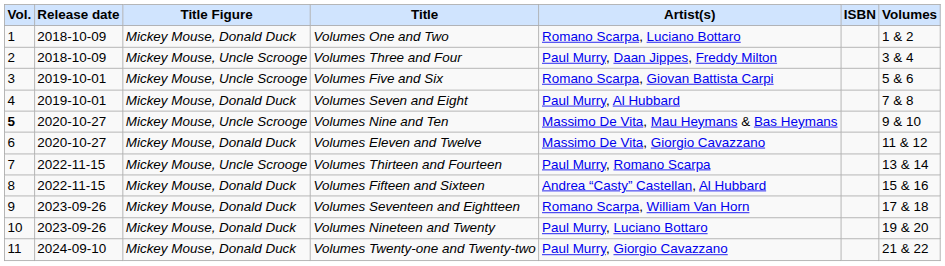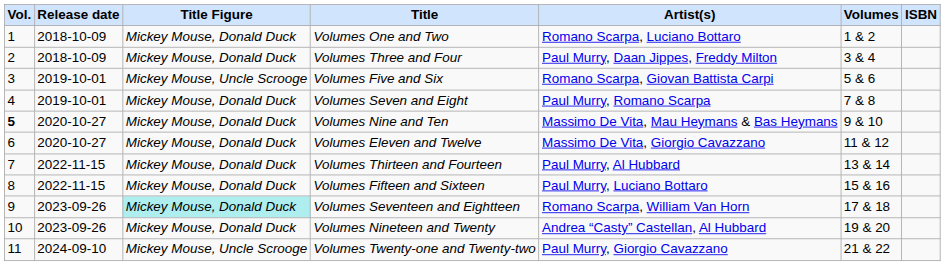columns swapped: (910, 15) <-> (860, 15)
(217, 57) Mickey Mouse, Uncle Scrooge -> (211, 57) Mickey Mouse, Donald Duck
(611, 100) Paul Murry, Al Hubbard -> (626, 100) Paul Murry, Romano Scarpa
(217, 121) Mickey Mouse, Uncle Scrooge -> (211, 121) Mickey Mouse, Donald Duck
(217, 164) Mickey Mouse, Uncle Scrooge -> (211, 164) Mickey Mouse, Donald Duck
(626, 164) Paul Murry, Romano Scarpa -> (611, 164) Paul Murry, Al Hubbard
(654, 185) Andrea “Casty” Castellan, Al Hubbard -> (625, 185) Paul Murry, Luciano Bottaro
(211, 206) no background -> (211, 206) paleturquoise background
(625, 228) Paul Murry, Luciano Bottaro -> (654, 228) Andrea “Casty” Castellan, Al Hubbard
(211, 249) Mickey Mouse, Donald Duck -> (217, 249) Mickey Mouse, Uncle Scrooge
